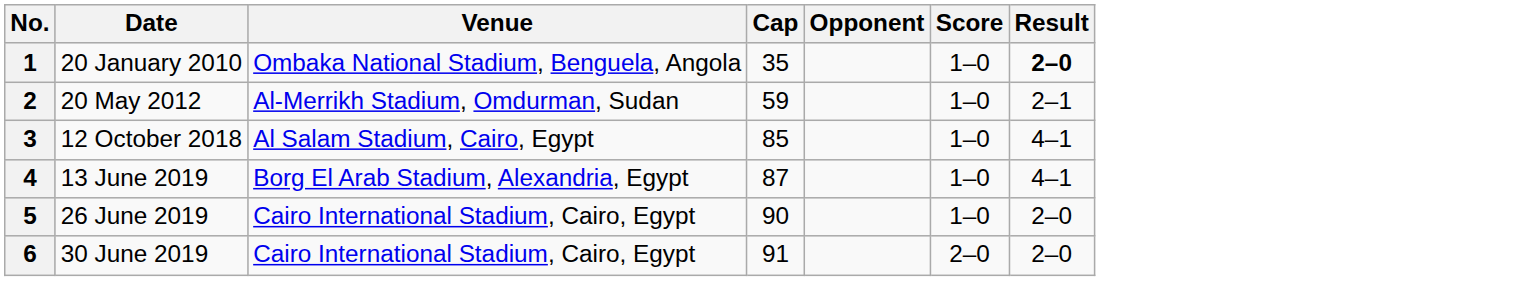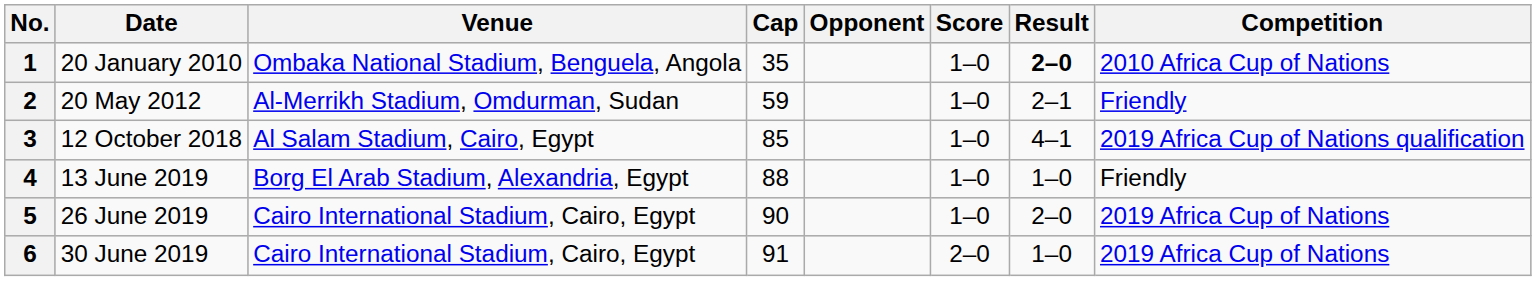+ column: (1312, 23)
(775, 178) 87 -> (775, 178) 88
(1052, 178) 4–1 -> (1052, 178) 1–0
(1052, 255) 2–0 -> (1052, 255) 1–0
